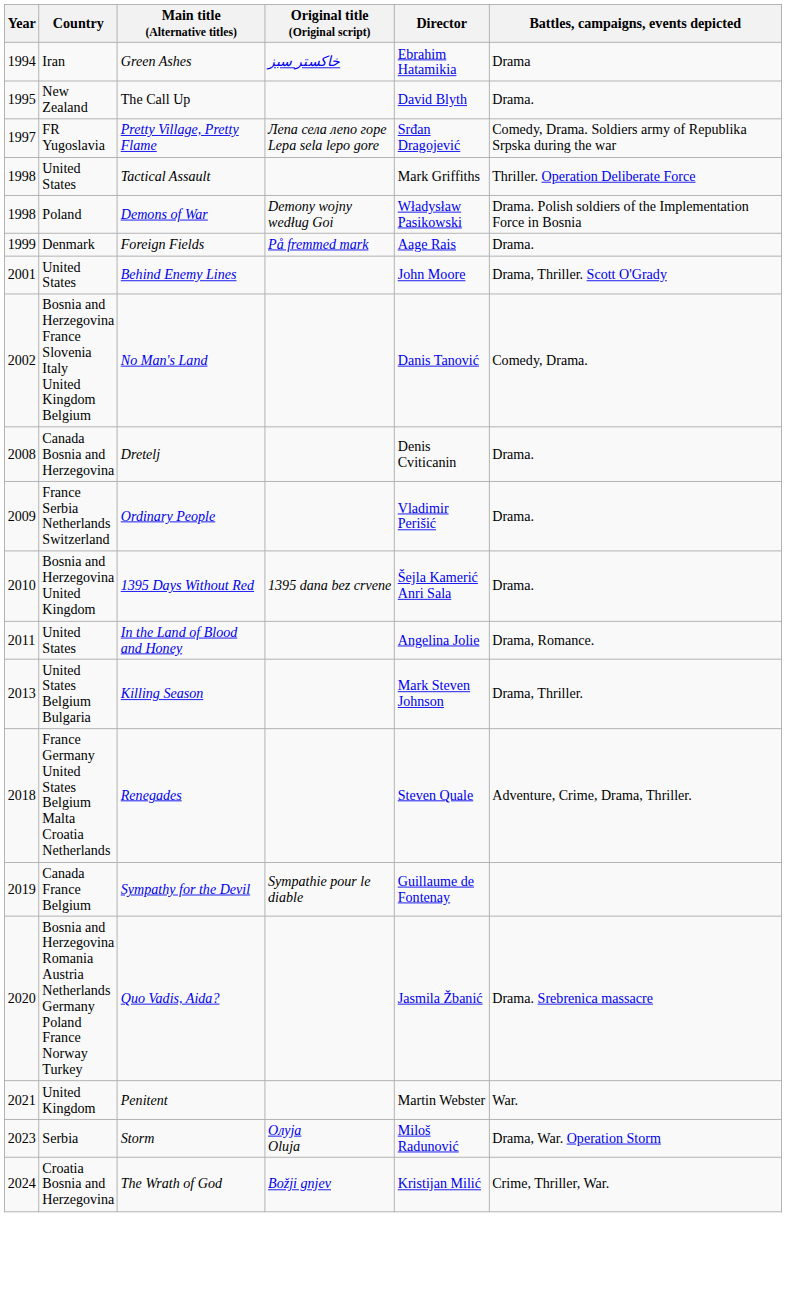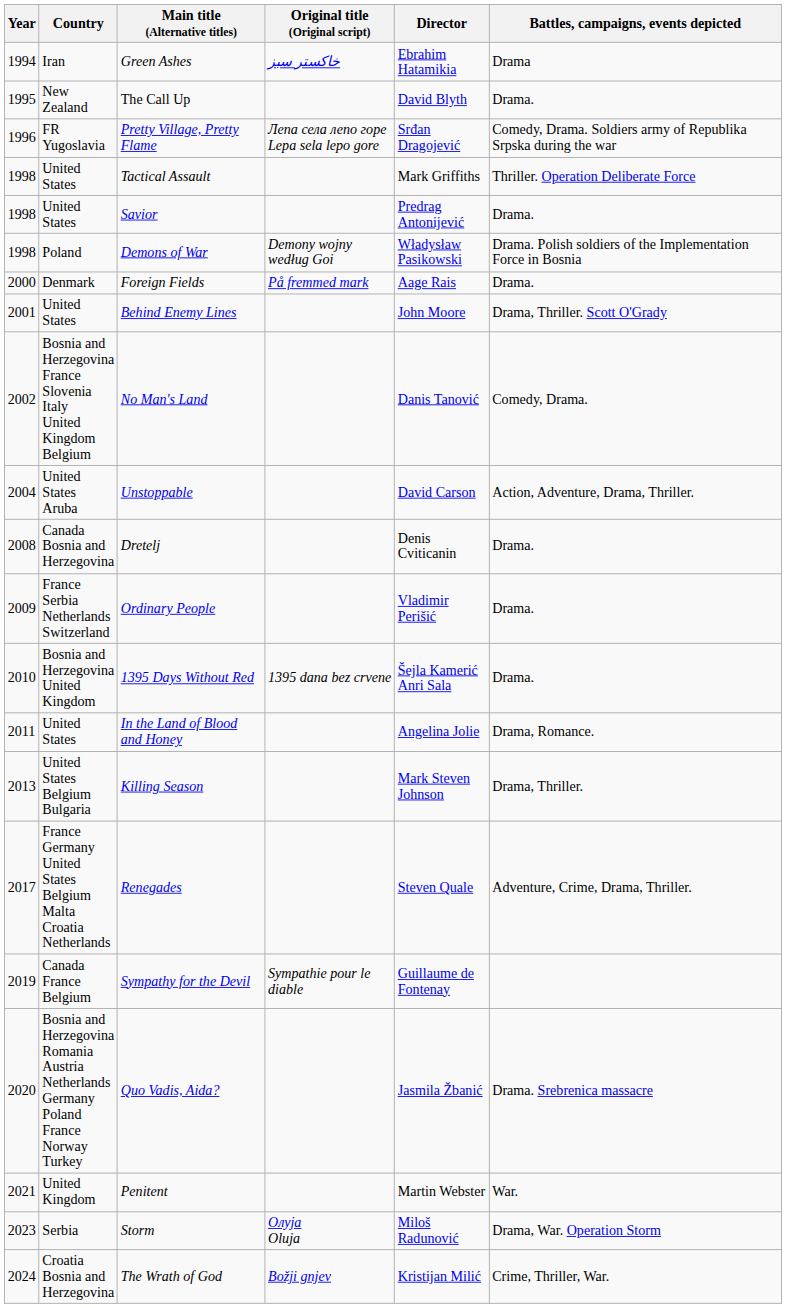(22, 138) 1997 -> (22, 138) 1996
+ row: (139, 214)
(22, 244) 1999 -> (22, 282) 2000
+ row: (157, 492)
(22, 795) 2018 -> (22, 887) 2017
